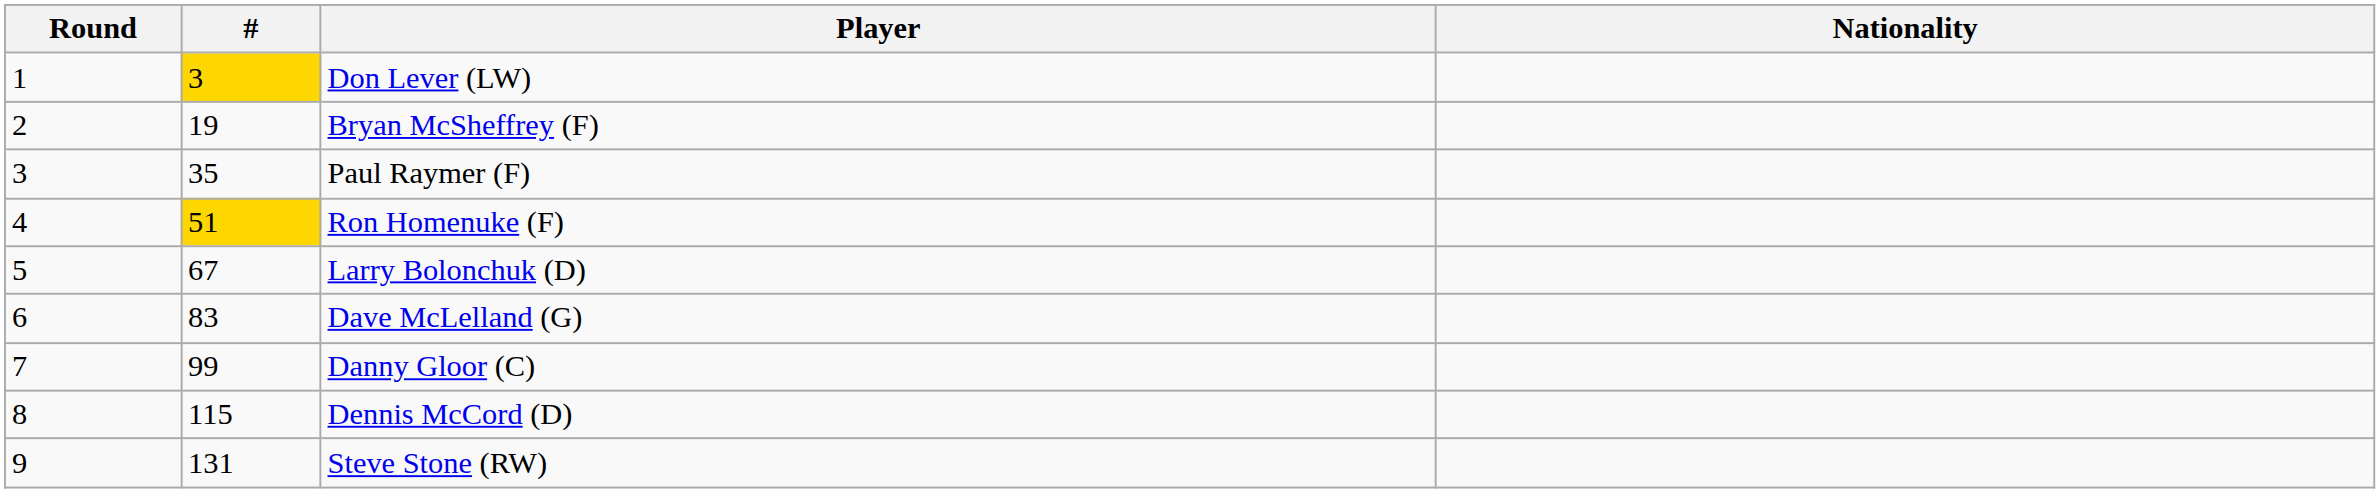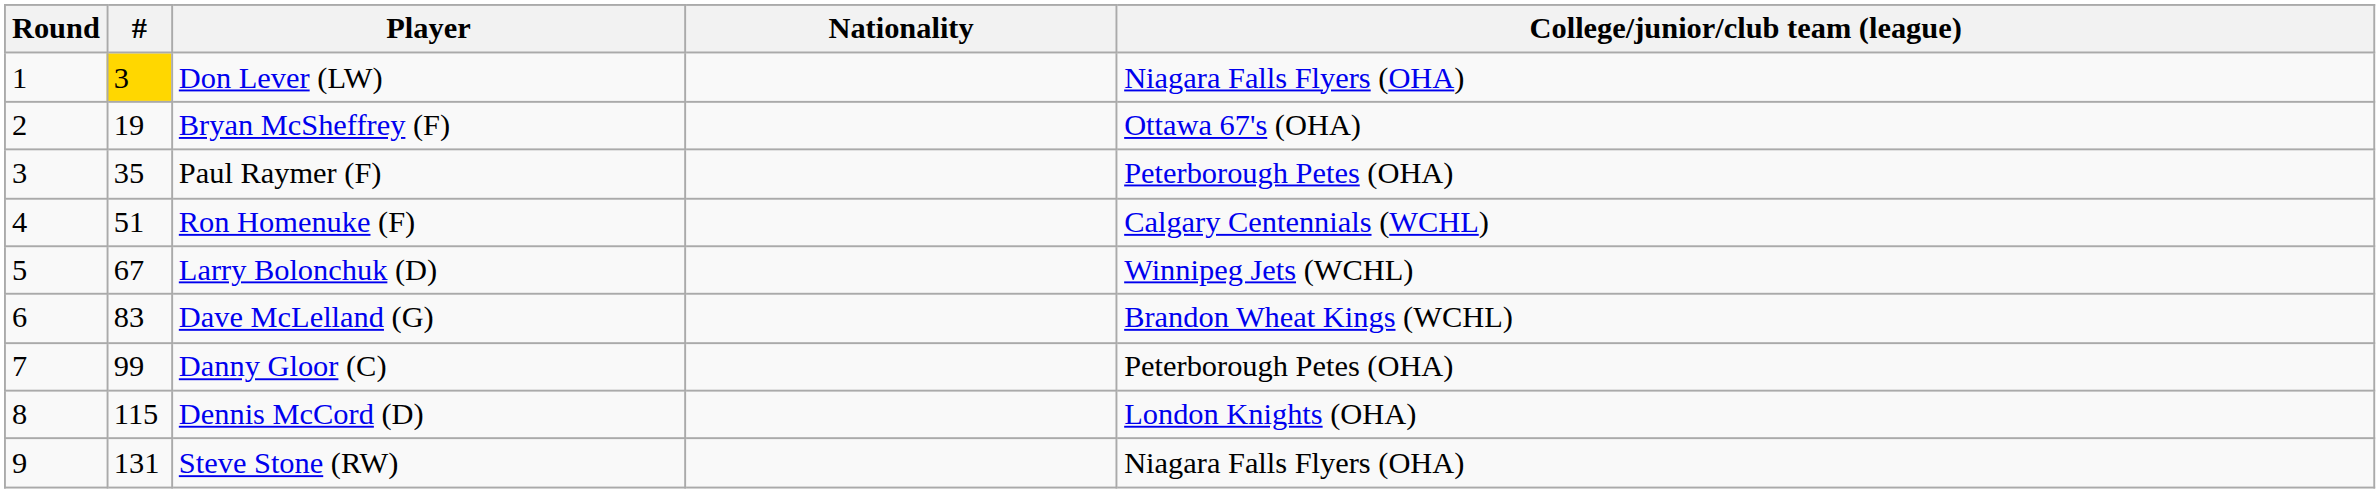+ column: (1746, 28)
(203, 221) gold background -> (129, 221) no background
